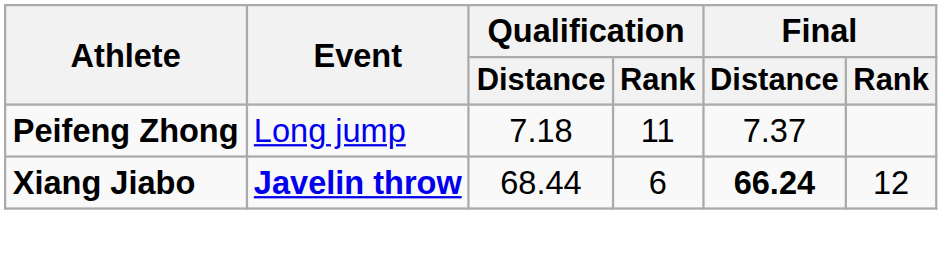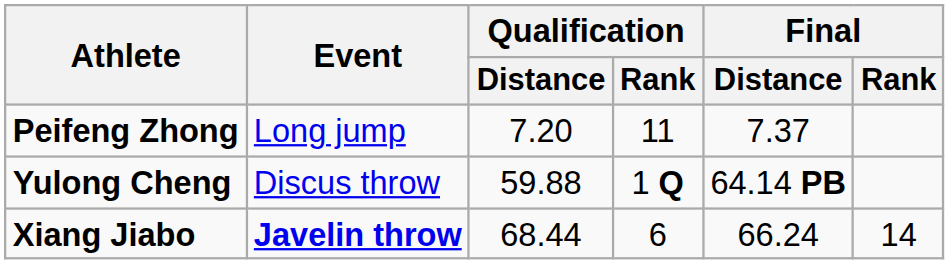(541, 131) 7.18 -> (541, 131) 7.20
+ row: (122, 183)
(774, 183) bold -> (778, 234) normal
(891, 183) 12 -> (899, 234) 14
